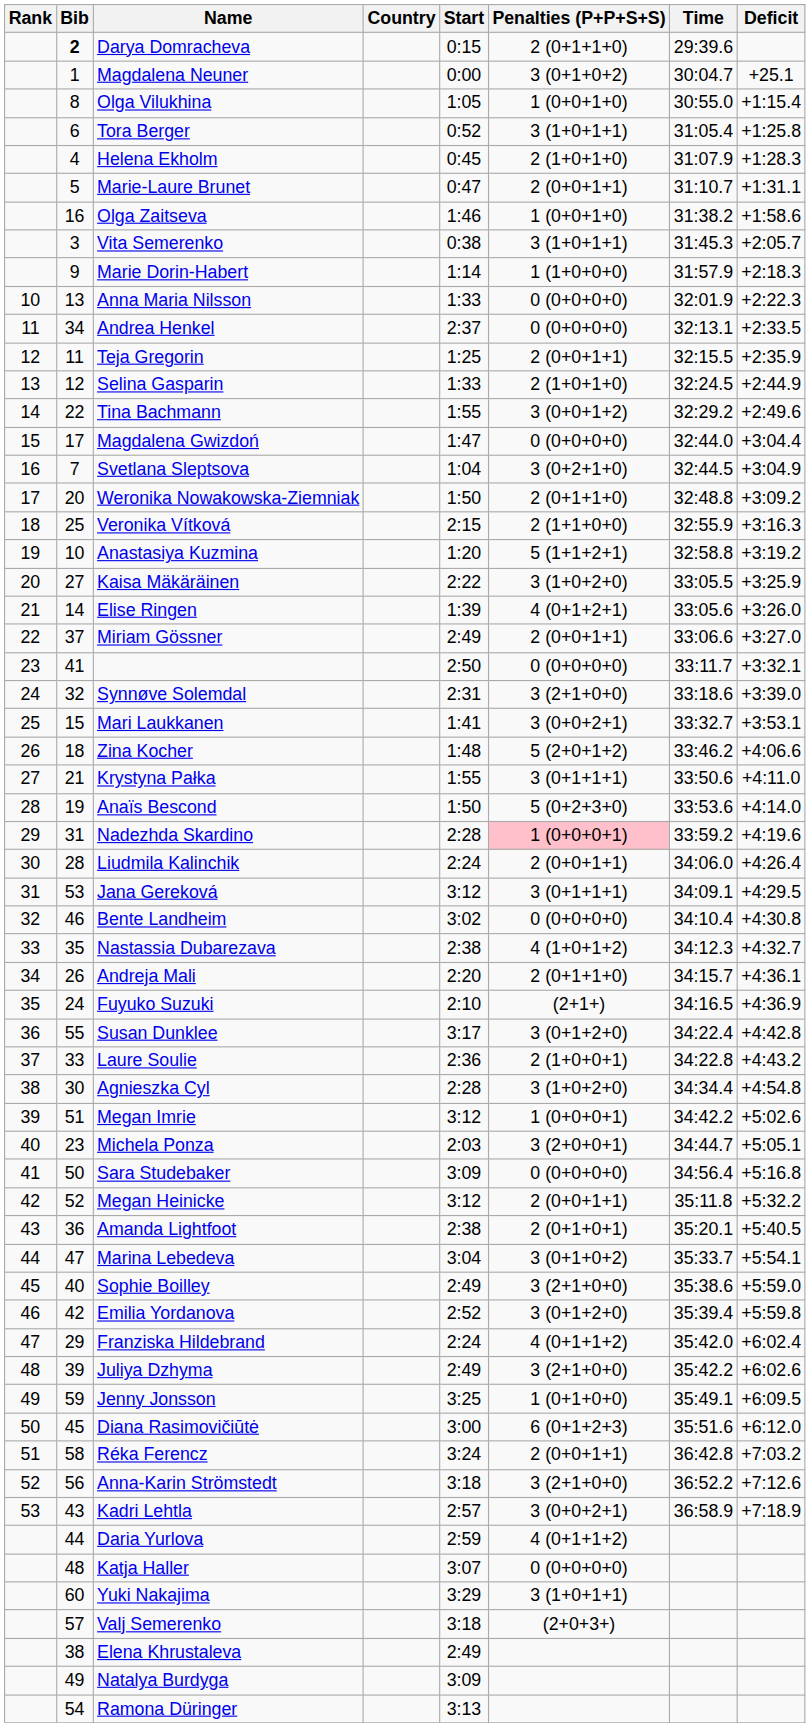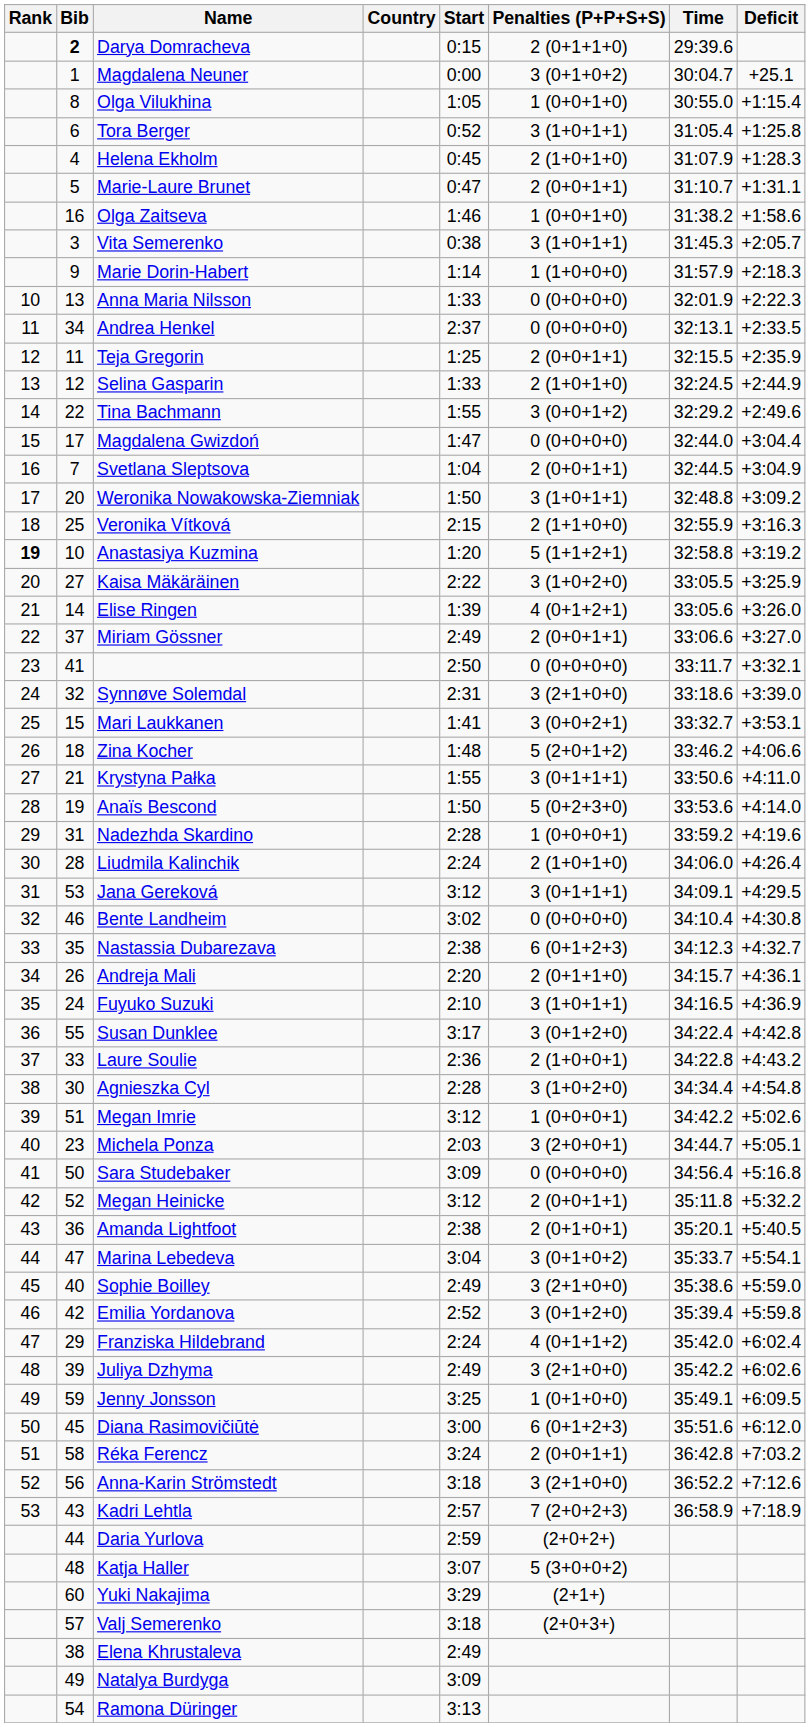(579, 469) 3 (0+2+1+0) -> (579, 469) 2 (0+0+1+1)
(579, 497) 2 (0+1+1+0) -> (579, 497) 3 (1+0+1+1)
(30, 553) normal -> (30, 553) bold
(579, 835) pink background -> (579, 835) no background
(579, 863) 2 (0+0+1+1) -> (579, 863) 2 (1+0+1+0)
(579, 948) 4 (1+0+1+2) -> (579, 948) 6 (0+1+2+3)
(579, 1004) (2+1+) -> (579, 1004) 3 (1+0+1+1)
(579, 1511) 3 (0+0+2+1) -> (579, 1511) 7 (2+0+2+3)
(579, 1539) 4 (0+1+1+2) -> (579, 1539) (2+0+2+)
(579, 1567) 0 (0+0+0+0) -> (579, 1567) 5 (3+0+0+2)
(579, 1595) 3 (1+0+1+1) -> (579, 1595) (2+1+)
